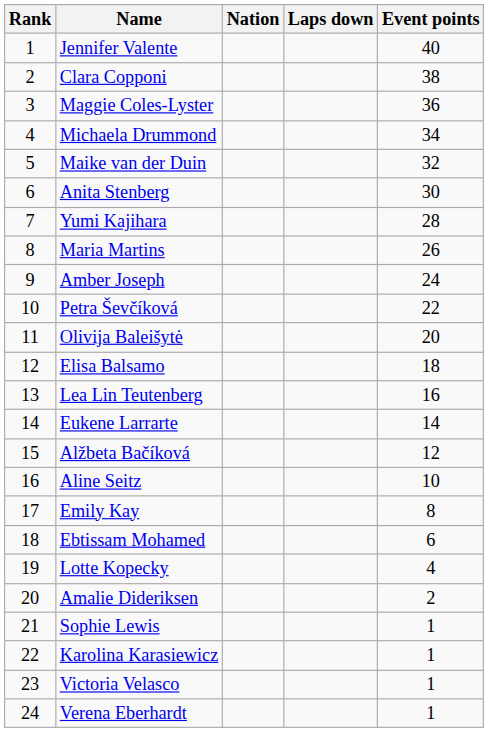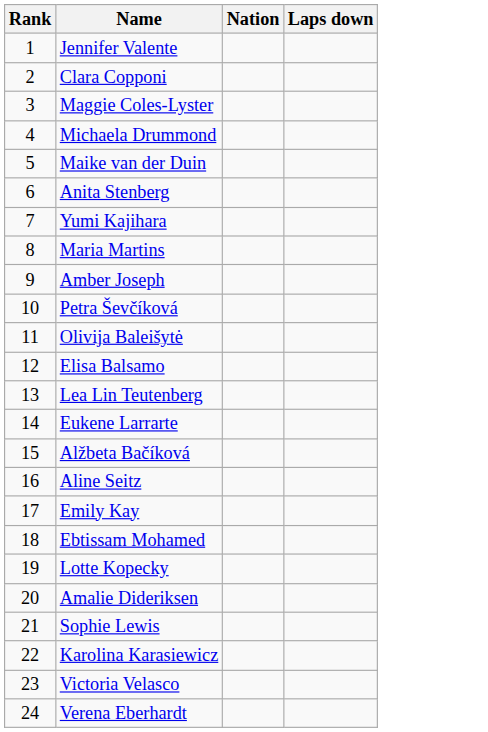- column: (431, 18)
